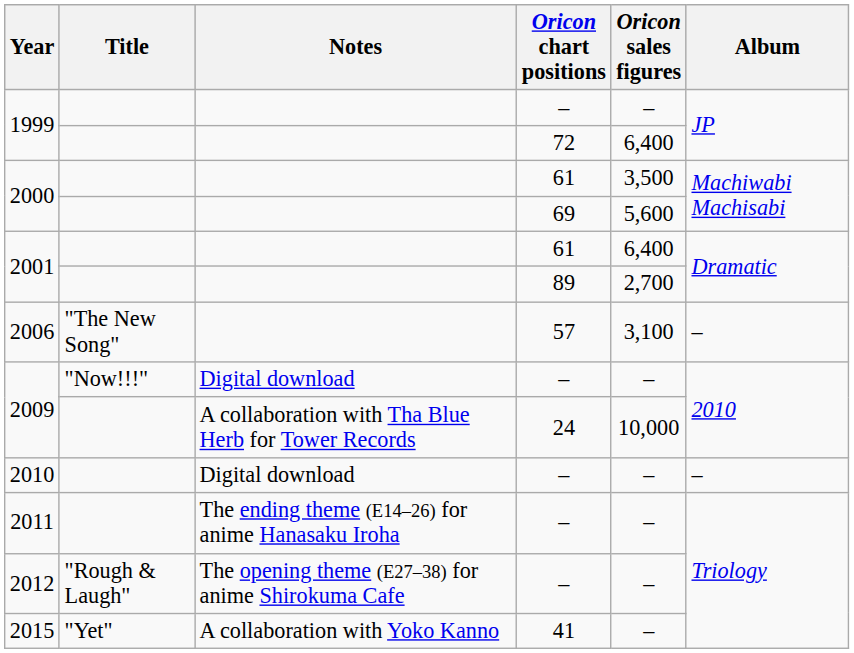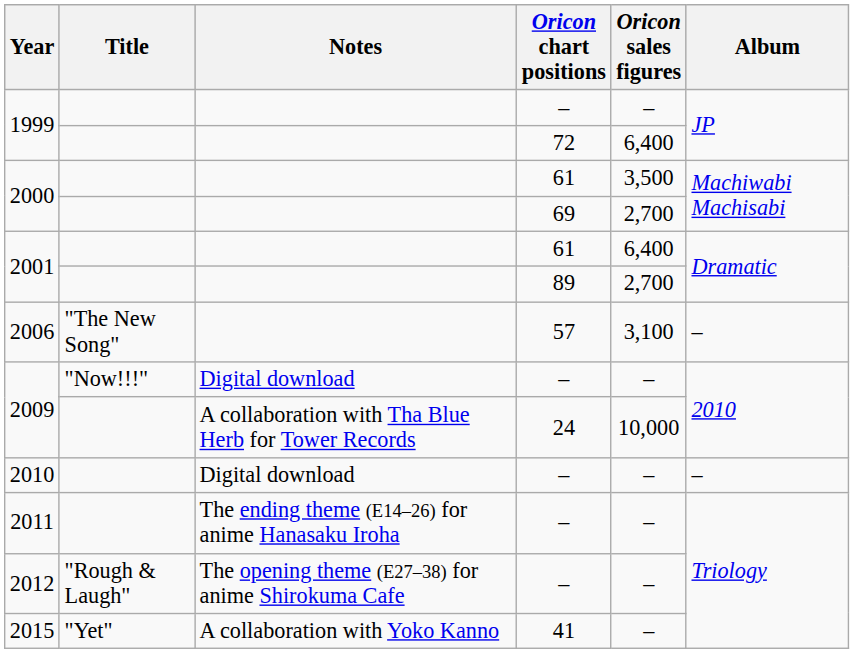(649, 213) 5,600 -> (649, 213) 2,700
